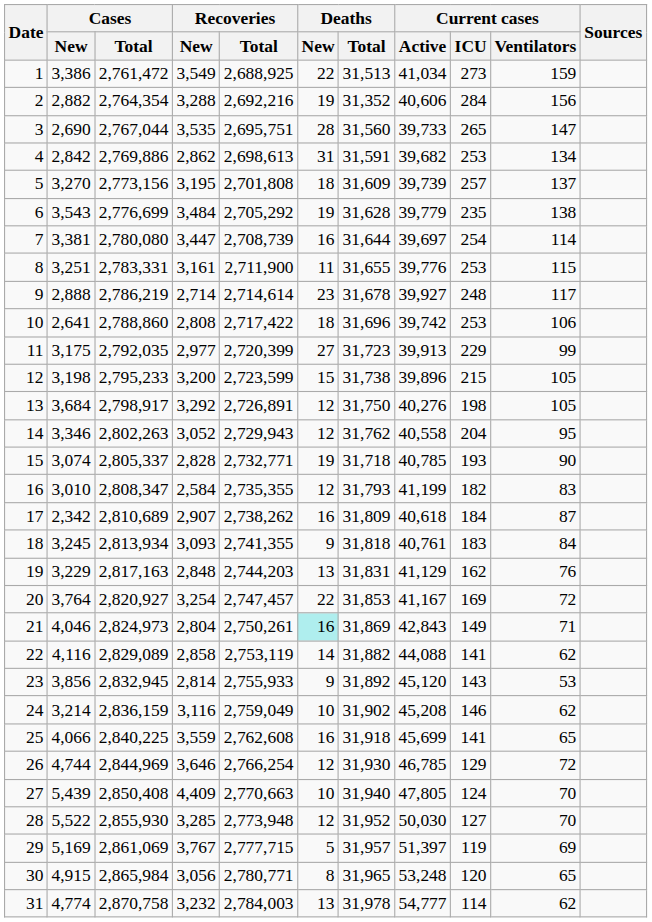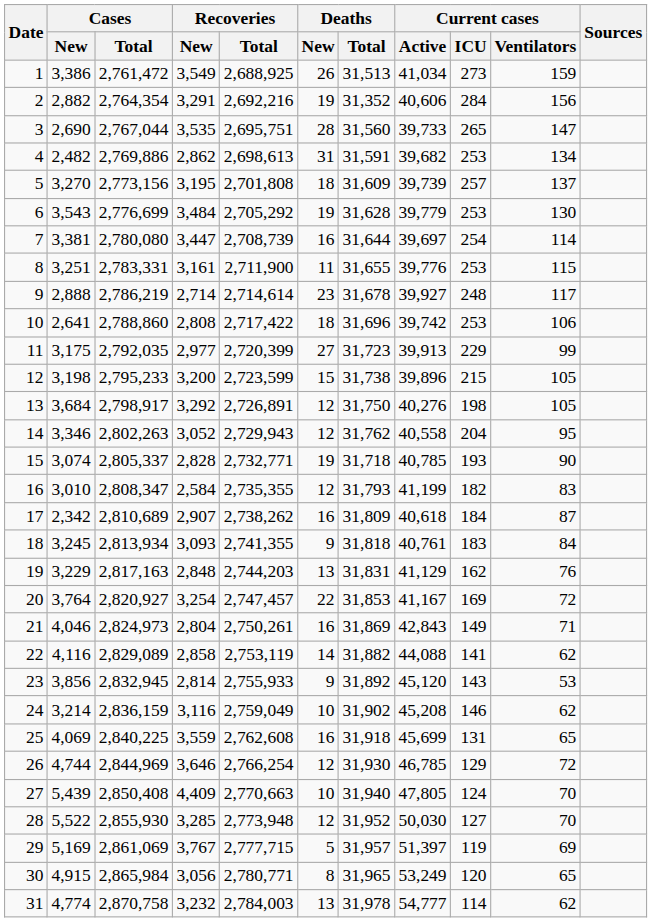(326, 73) 22 -> (326, 73) 26
(196, 101) 3,288 -> (196, 101) 3,291
(71, 156) 2,842 -> (71, 156) 2,482
(474, 211) 235 -> (474, 211) 253
(563, 211) 138 -> (563, 211) 130
(326, 626) paleturquoise background -> (326, 626) no background
(71, 737) 4,066 -> (71, 737) 4,069
(474, 737) 141 -> (474, 737) 131
(423, 875) 53,248 -> (423, 875) 53,249
